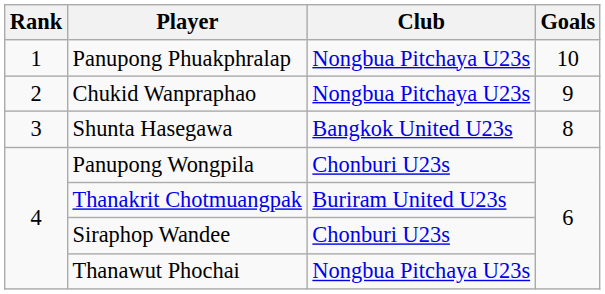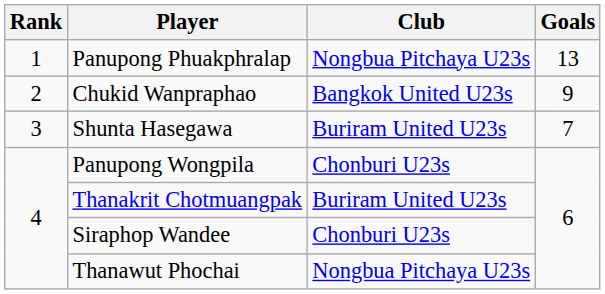(568, 57) 10 -> (568, 57) 13
(421, 93) Nongbua Pitchaya U23s -> (413, 93) Bangkok United U23s
(413, 128) Bangkok United U23s -> (409, 128) Buriram United U23s
(568, 128) 8 -> (568, 128) 7
